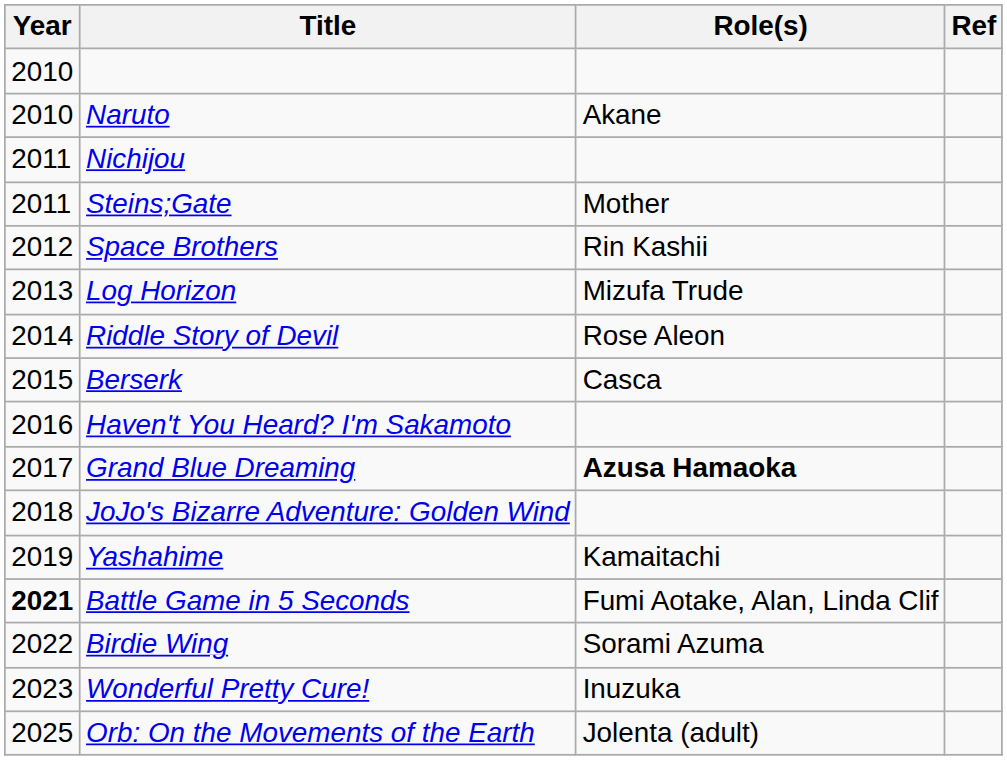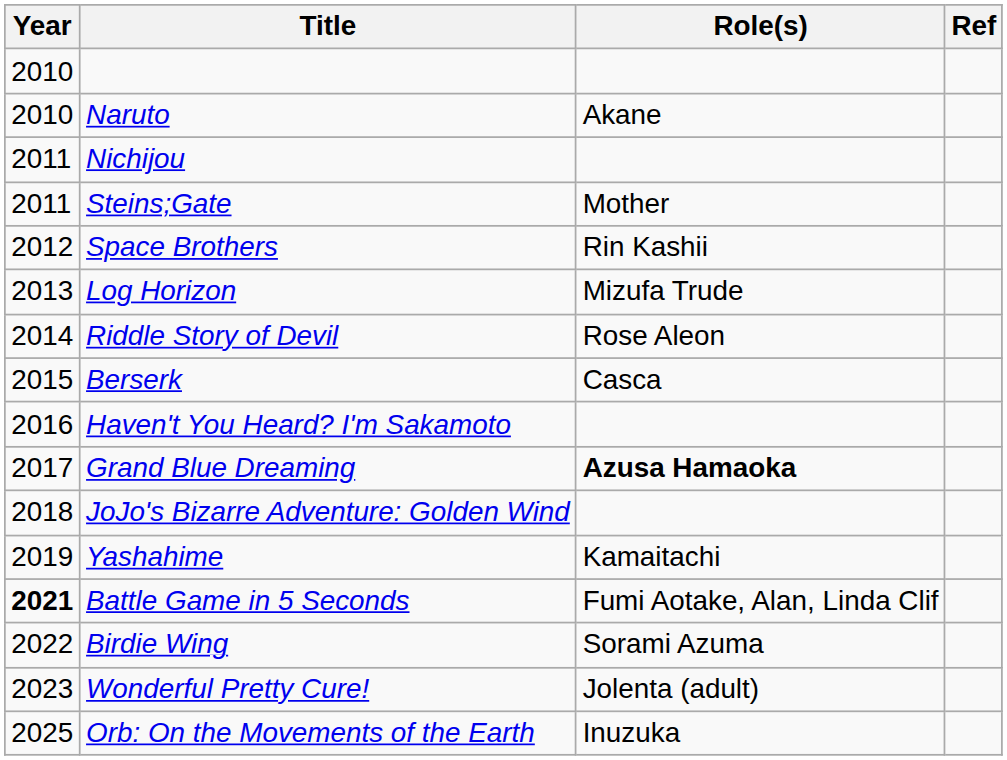(631, 688) Inuzuka -> (671, 688) Jolenta (adult)
(671, 733) Jolenta (adult) -> (631, 733) Inuzuka
